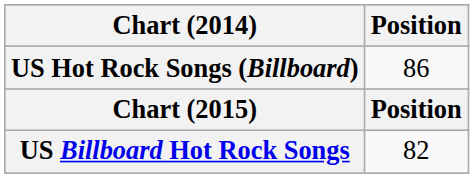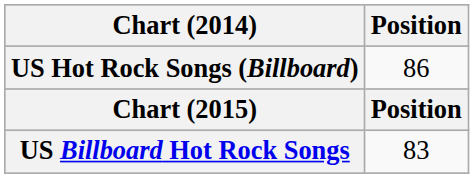(416, 151) 82 -> (416, 151) 83
